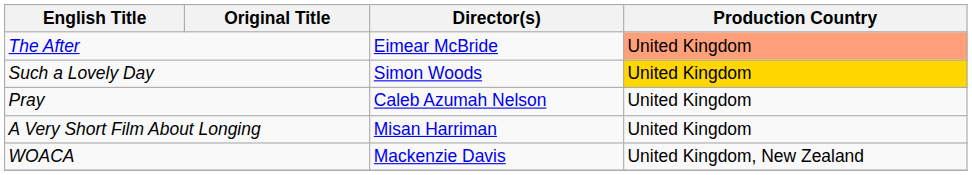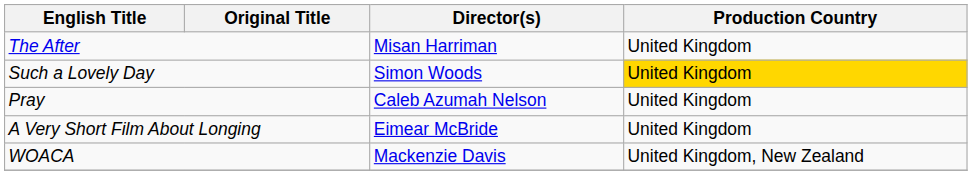(436, 45) Eimear McBride -> (435, 45) Misan Harriman
(690, 45) lightsalmon background -> (690, 45) no background
(435, 128) Misan Harriman -> (436, 128) Eimear McBride
